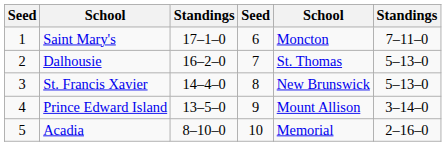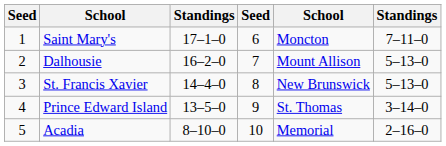(309, 61) St. Thomas -> (319, 61) Mount Allison
(319, 107) Mount Allison -> (309, 107) St. Thomas
